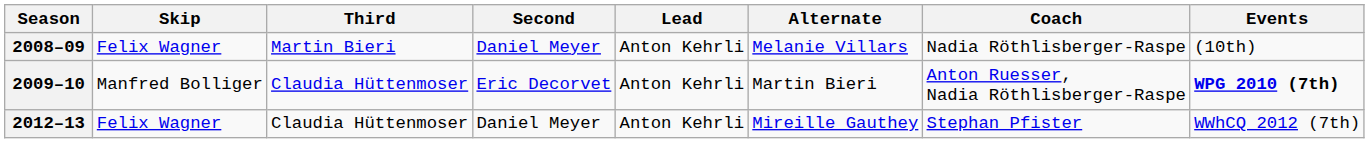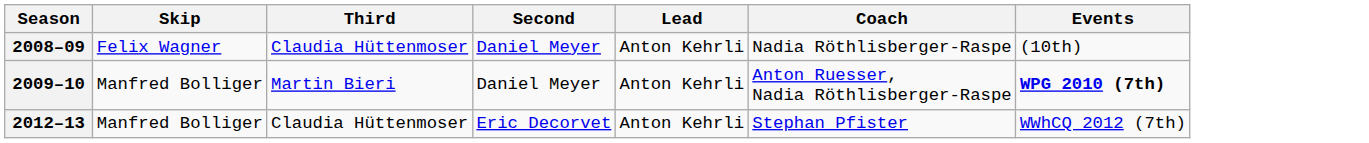- column: (835, 19)
(333, 47) Martin Bieri -> (370, 47) Claudia Hüttenmoser
(370, 85) Claudia Hüttenmoser -> (333, 85) Martin Bieri
(544, 85) Eric Decorvet -> (539, 85) Daniel Meyer
(159, 123) Felix Wagner -> (180, 123) Manfred Bolliger
(539, 123) Daniel Meyer -> (544, 123) Eric Decorvet
